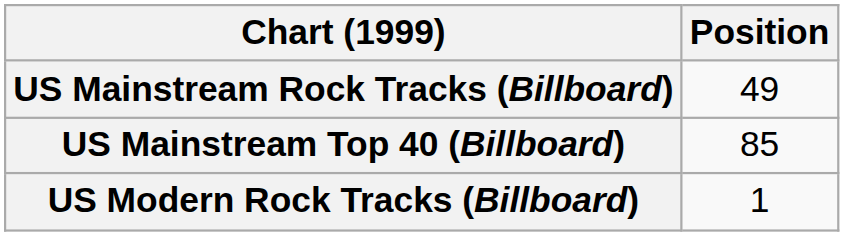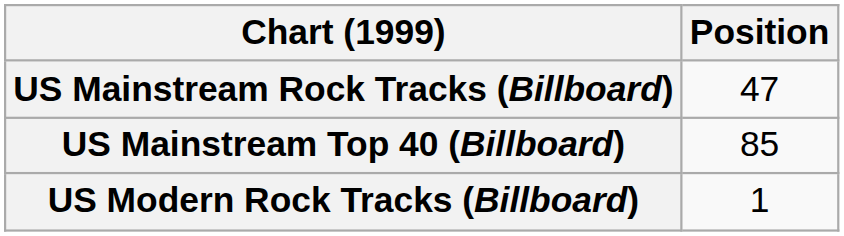(760, 88) 49 -> (760, 88) 47
